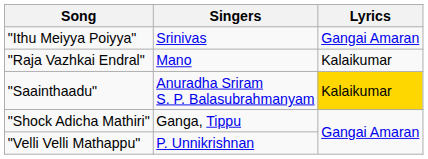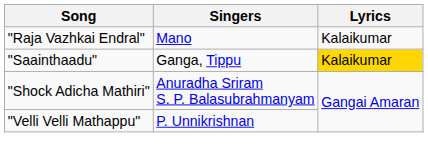- row: (72, 38)
(235, 91) Anuradha Sriram S. P. Balasubrahmanyam -> (199, 61) Ganga, Tippu
(199, 121) Ganga, Tippu -> (235, 91) Anuradha Sriram S. P. Balasubrahmanyam
